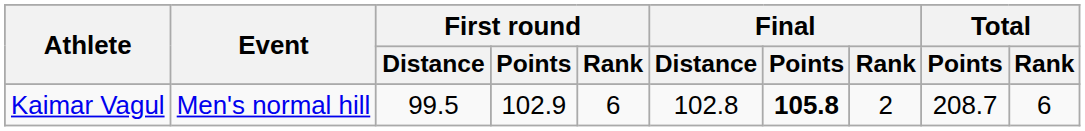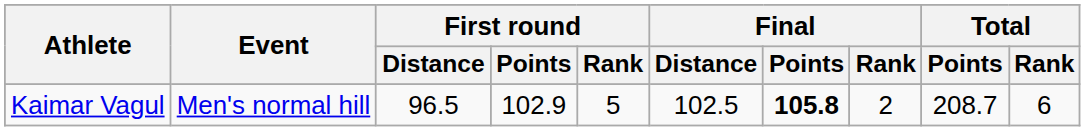(433, 105) 99.5 -> (433, 105) 96.5
(613, 105) 6 -> (613, 105) 5
(706, 105) 102.8 -> (706, 105) 102.5
